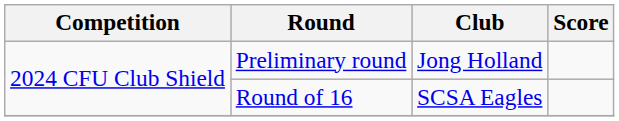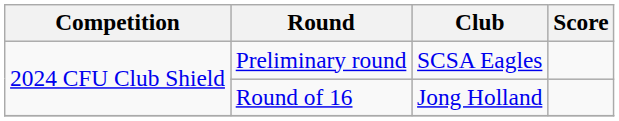(480, 60) Jong Holland -> (480, 60) SCSA Eagles
(480, 97) SCSA Eagles -> (480, 97) Jong Holland
